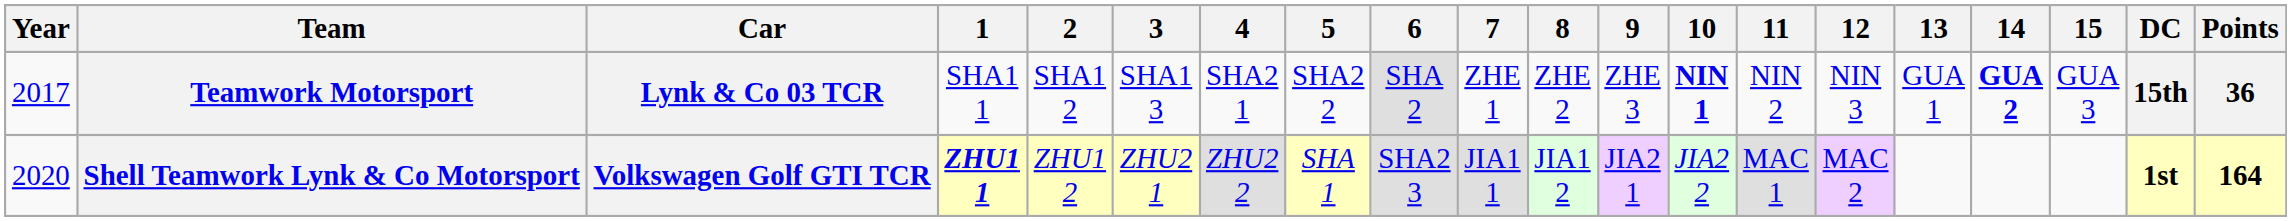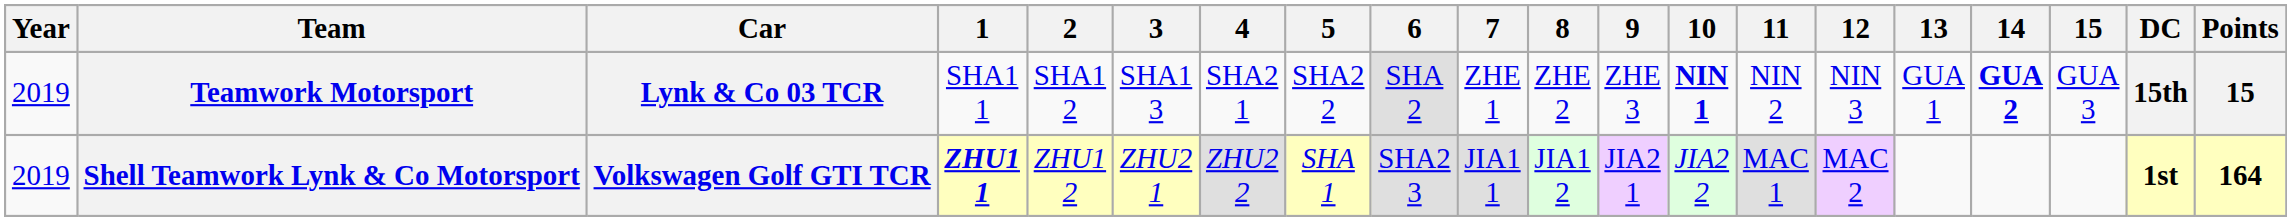(41, 92) 2017 -> (41, 92) 2019
(2240, 92) 36 -> (2240, 92) 15
(41, 174) 2020 -> (41, 174) 2019
